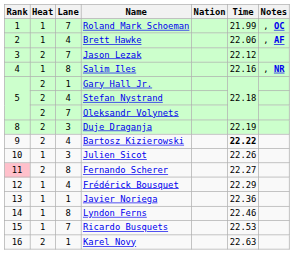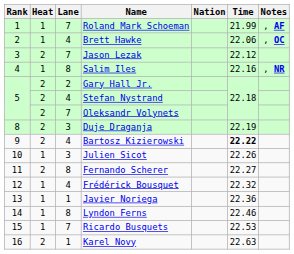(274, 26) , OC -> (274, 26) , AF
(274, 40) , AF -> (274, 40) , OC
(68, 84) 1 -> (68, 84) 2
(17, 170) pink background -> (17, 170) no background
(243, 184) 22.29 -> (243, 184) 22.32
